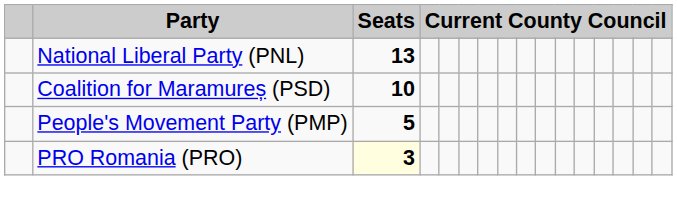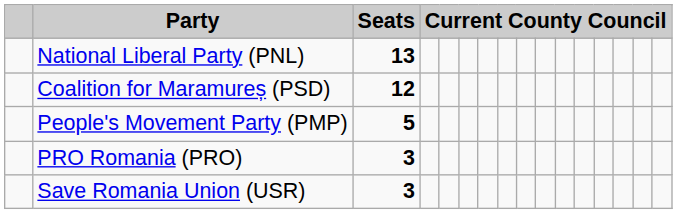(403, 89) 10 -> (403, 89) 12
(409, 157) lightyellow background -> (409, 157) no background
+ row: (171, 191)
